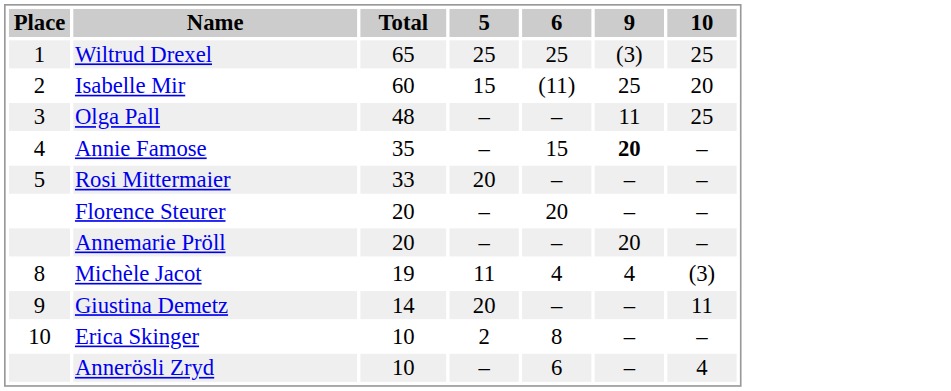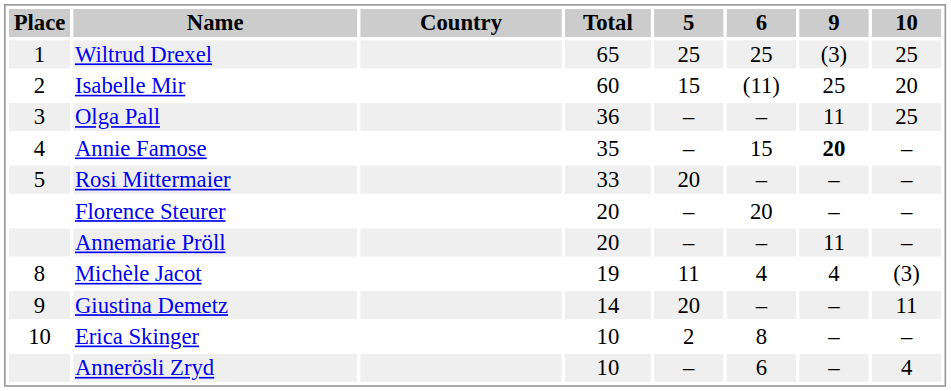+ column: (461, 23)
(403, 117) 48 -> (608, 117) 36
(629, 242) 20 -> (834, 242) 11
